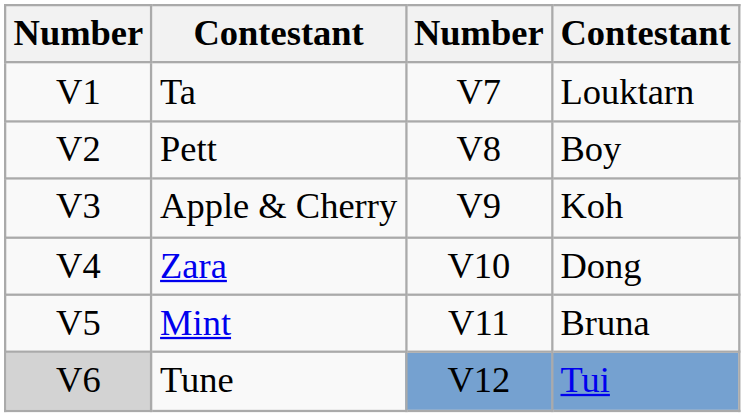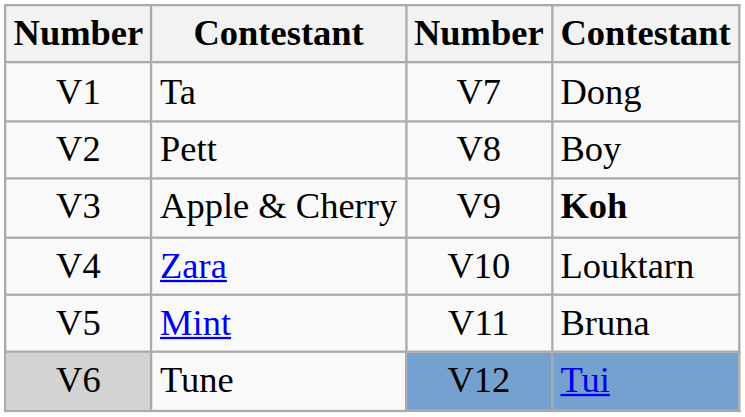(627, 91) Louktarn -> (601, 91) Dong
(592, 206) normal -> (594, 206) bold
(601, 264) Dong -> (627, 264) Louktarn
